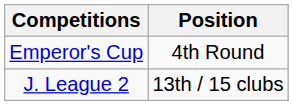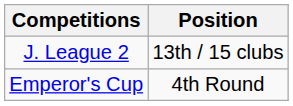rows swapped: (76, 84) <-> (76, 52)
